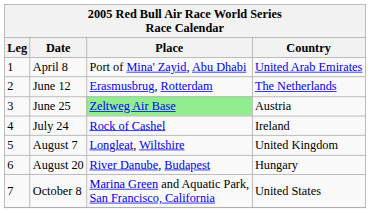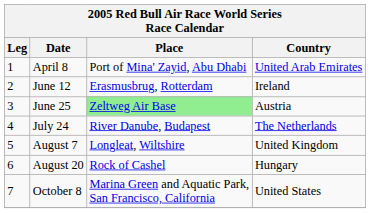(296, 86) The Netherlands -> (272, 86) Ireland
(127, 125) Rock of Cashel -> (150, 125) River Danube, Budapest
(272, 125) Ireland -> (296, 125) The Netherlands
(150, 164) River Danube, Budapest -> (127, 164) Rock of Cashel
